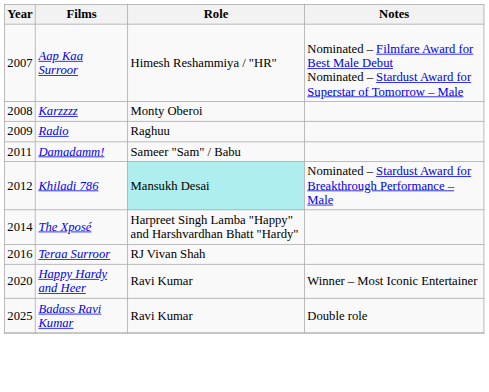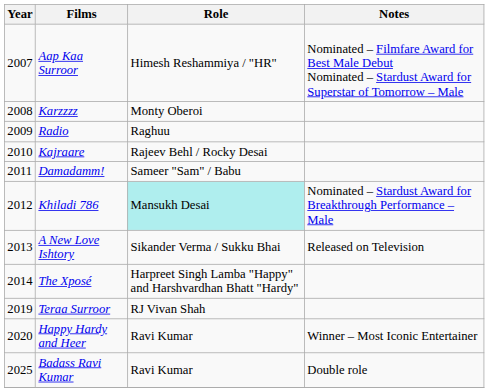+ row: (61, 151)
+ row: (69, 247)
(20, 254) 2016 -> (20, 308) 2019
